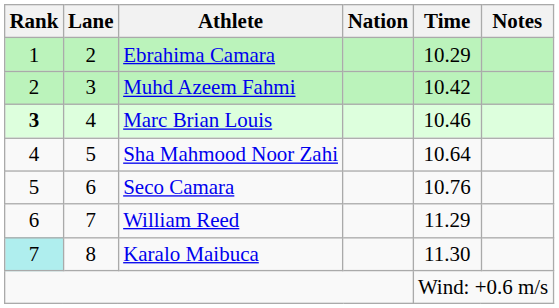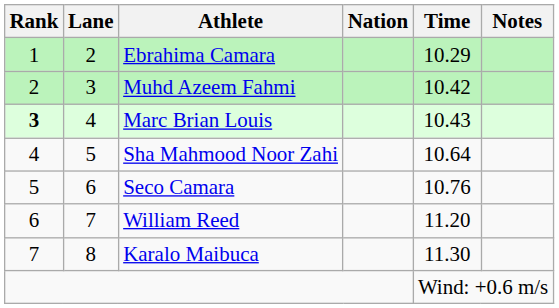(447, 120) 10.46 -> (447, 120) 10.43
(447, 220) 11.29 -> (447, 220) 11.20
(34, 253) paleturquoise background -> (34, 253) no background
